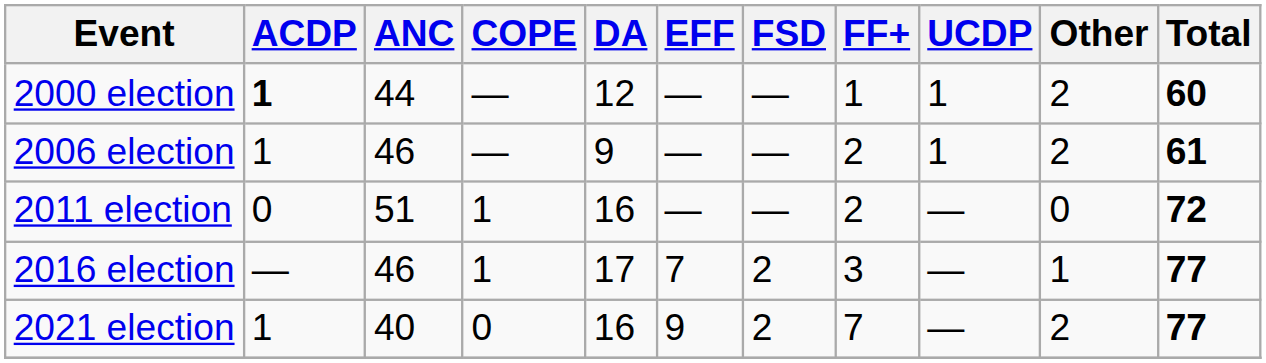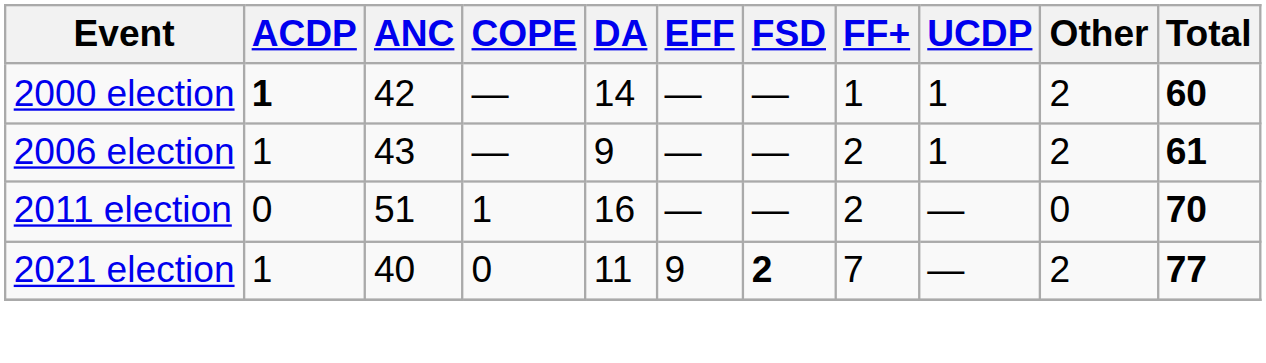(395, 92) 44 -> (395, 92) 42
(614, 92) 12 -> (614, 92) 14
(395, 151) 46 -> (395, 151) 43
(1186, 210) 72 -> (1186, 210) 70
- row: (124, 269)
(614, 328) 16 -> (613, 269) 11
(762, 328) normal -> (762, 269) bold
